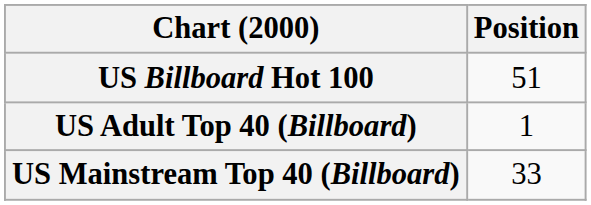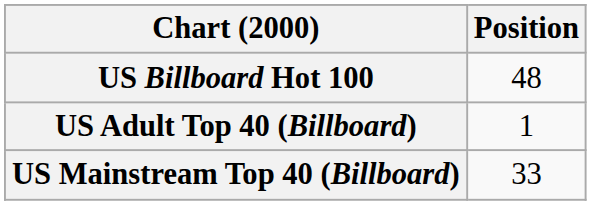(526, 77) 51 -> (526, 77) 48
